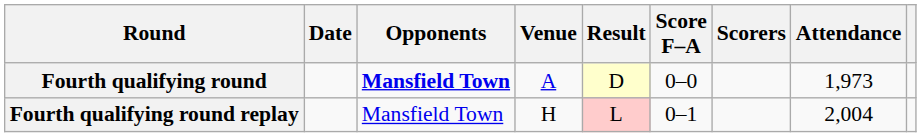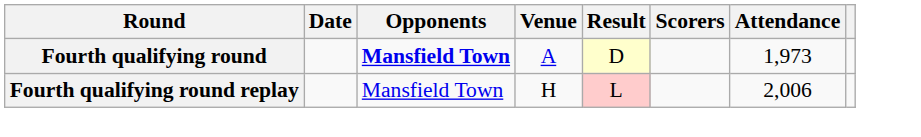- column: (681, 33)
(849, 114) 2,004 -> (788, 90) 2,006
